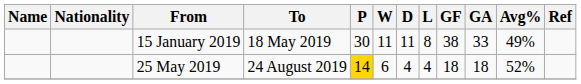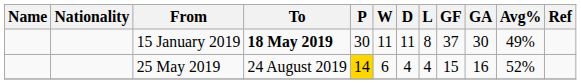(289, 41) normal -> (290, 41) bold
(451, 41) 38 -> (451, 41) 37
(481, 41) 33 -> (481, 41) 30
(451, 66) 18 -> (451, 66) 15
(481, 66) 18 -> (481, 66) 16
